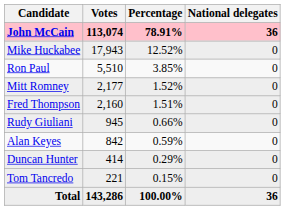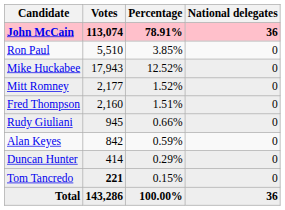rows swapped: (44, 50) <-> (28, 68)
(114, 178) normal -> (114, 178) bold
